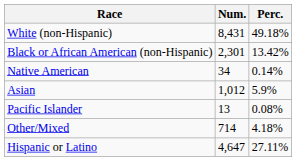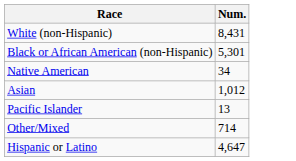- column: (270, 14)
(231, 52) 2,301 -> (231, 52) 5,301
